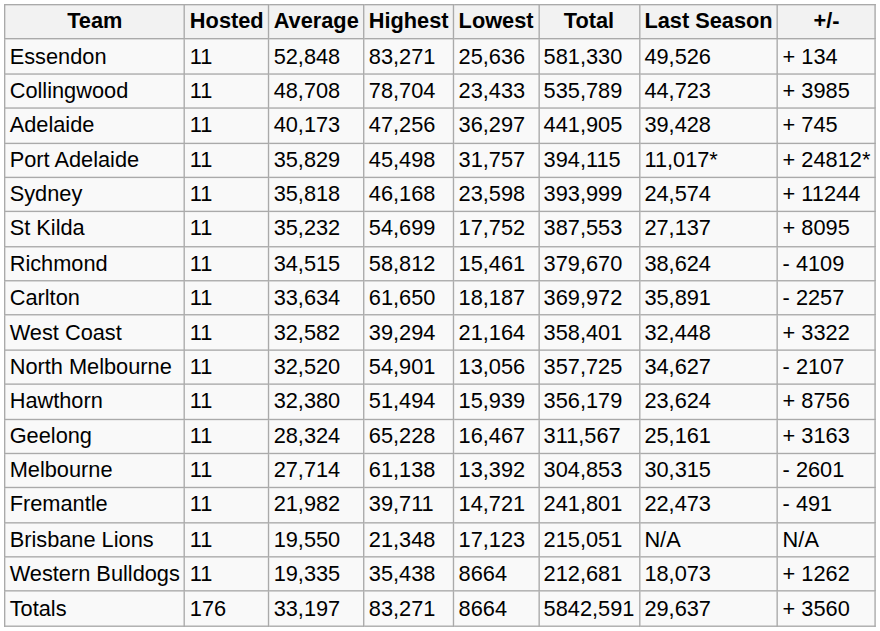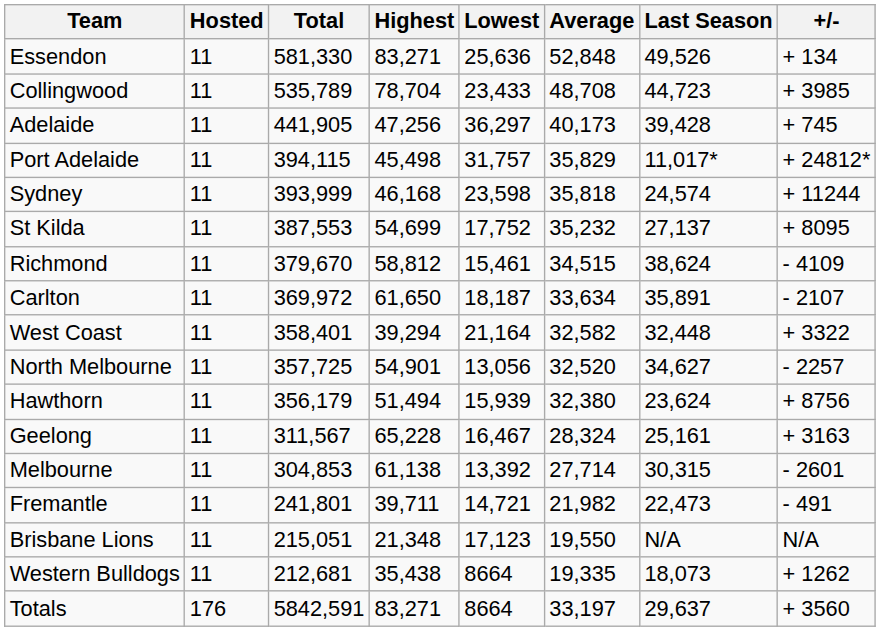columns swapped: (316, 21) <-> (589, 21)
(813, 297) - 2257 -> (813, 297) - 2107
(813, 366) - 2107 -> (813, 366) - 2257
